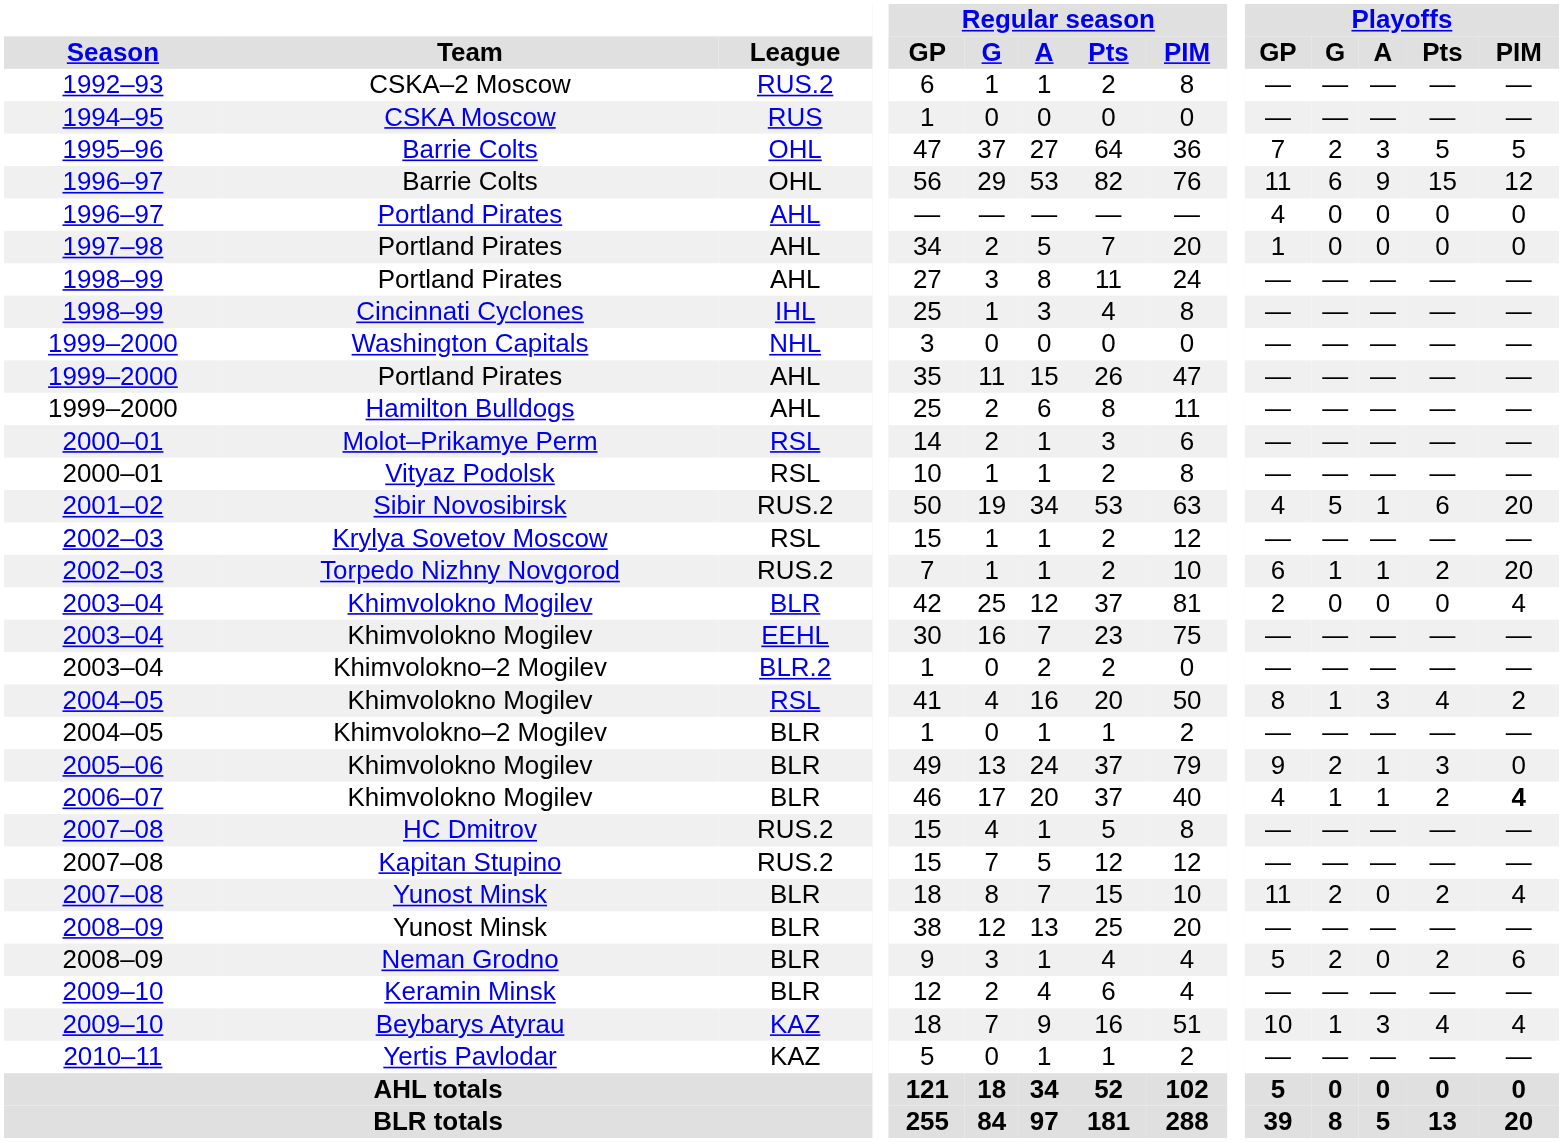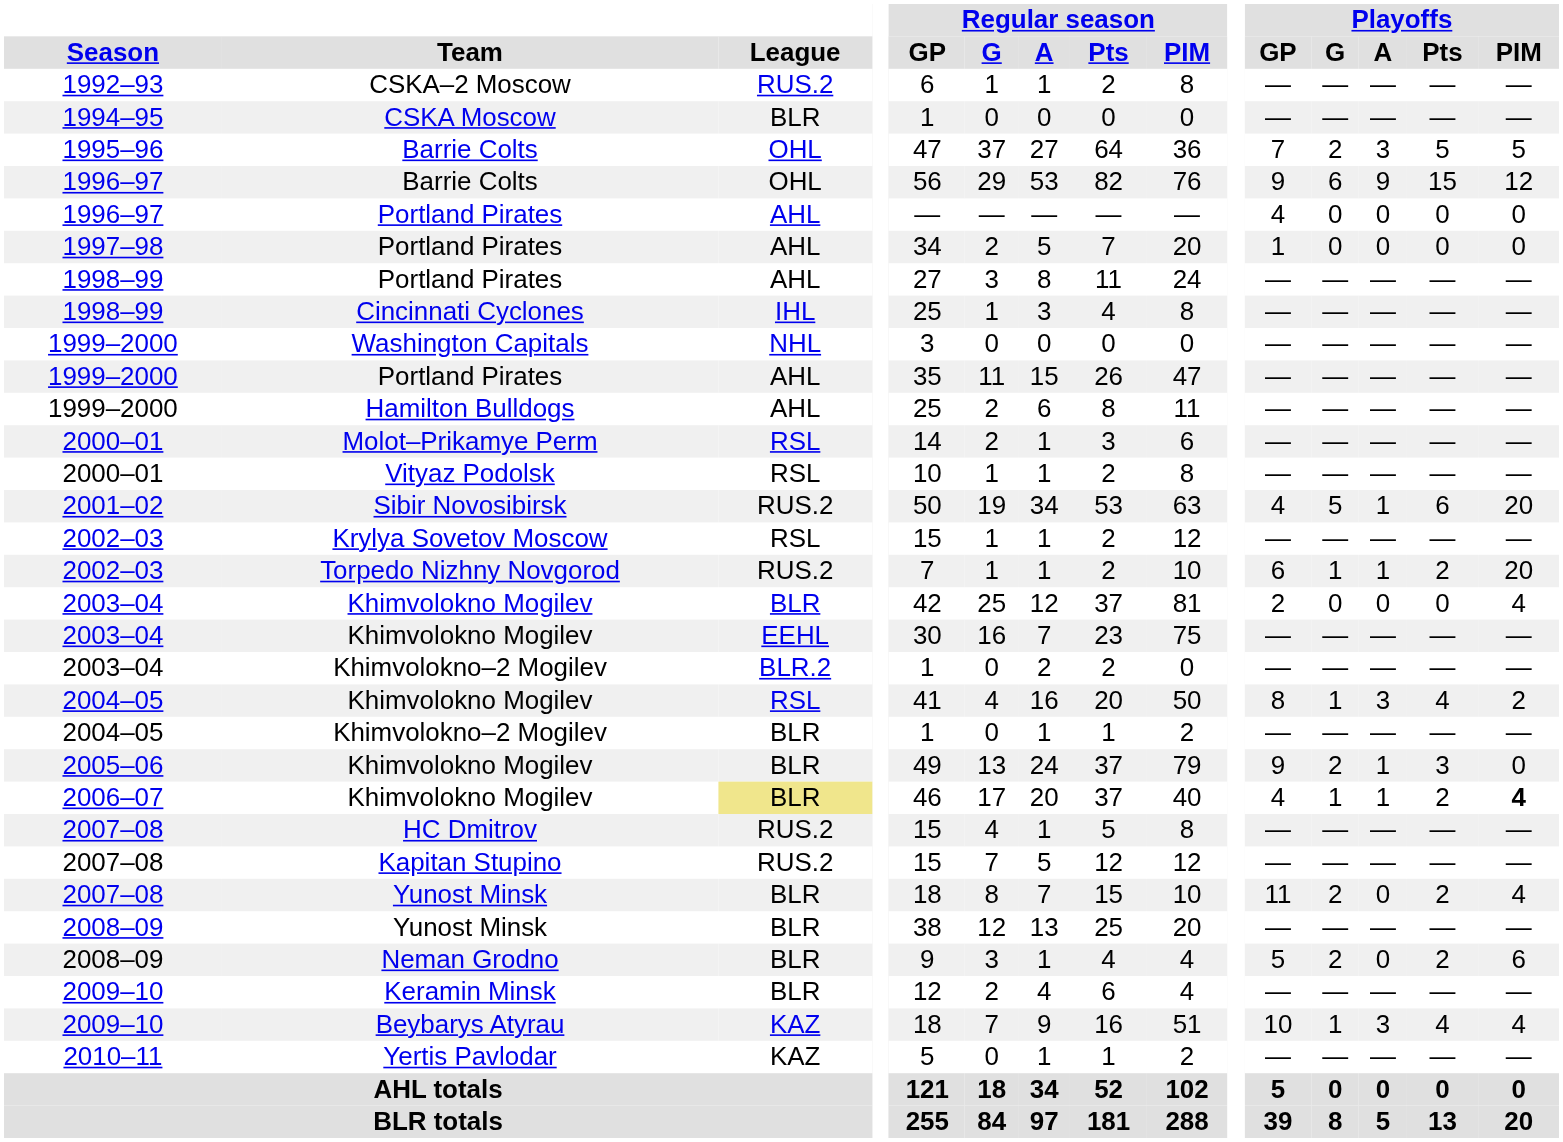(795, 117) RUS -> (795, 117) BLR
(1278, 181) 11 -> (1278, 181) 9
(795, 797) no background -> (795, 797) khaki background
